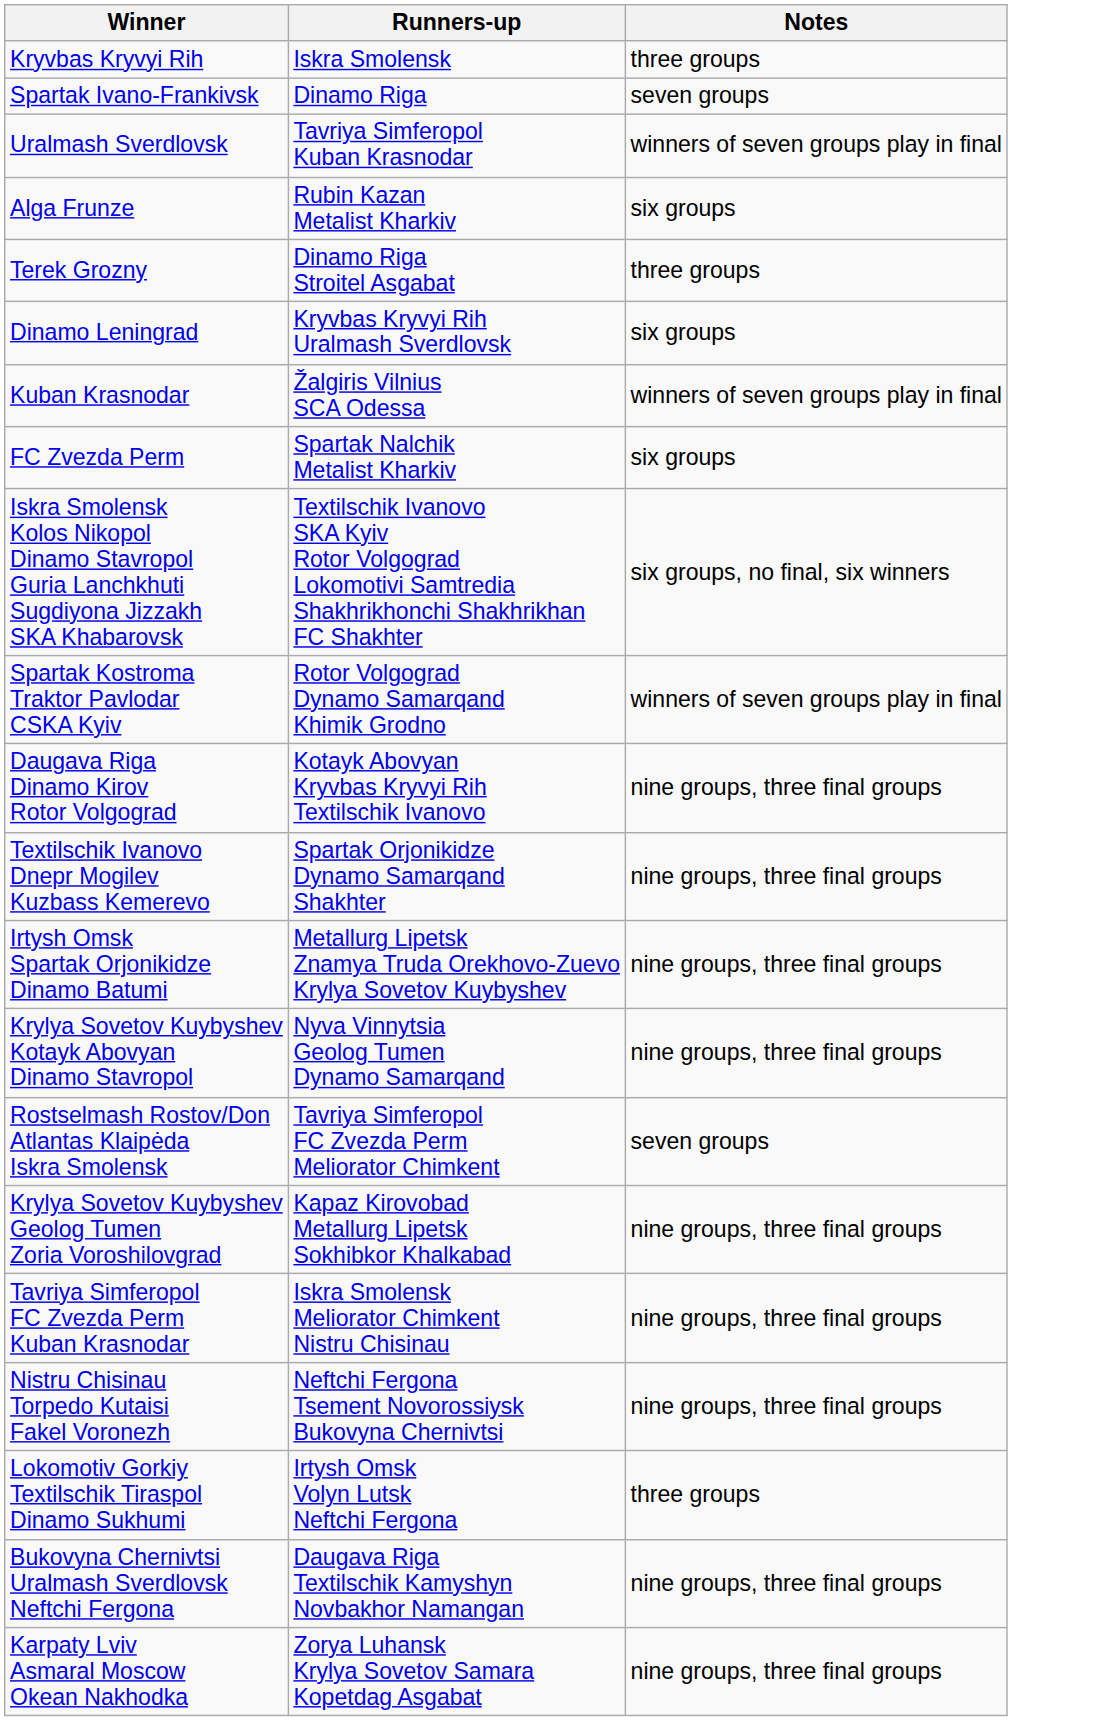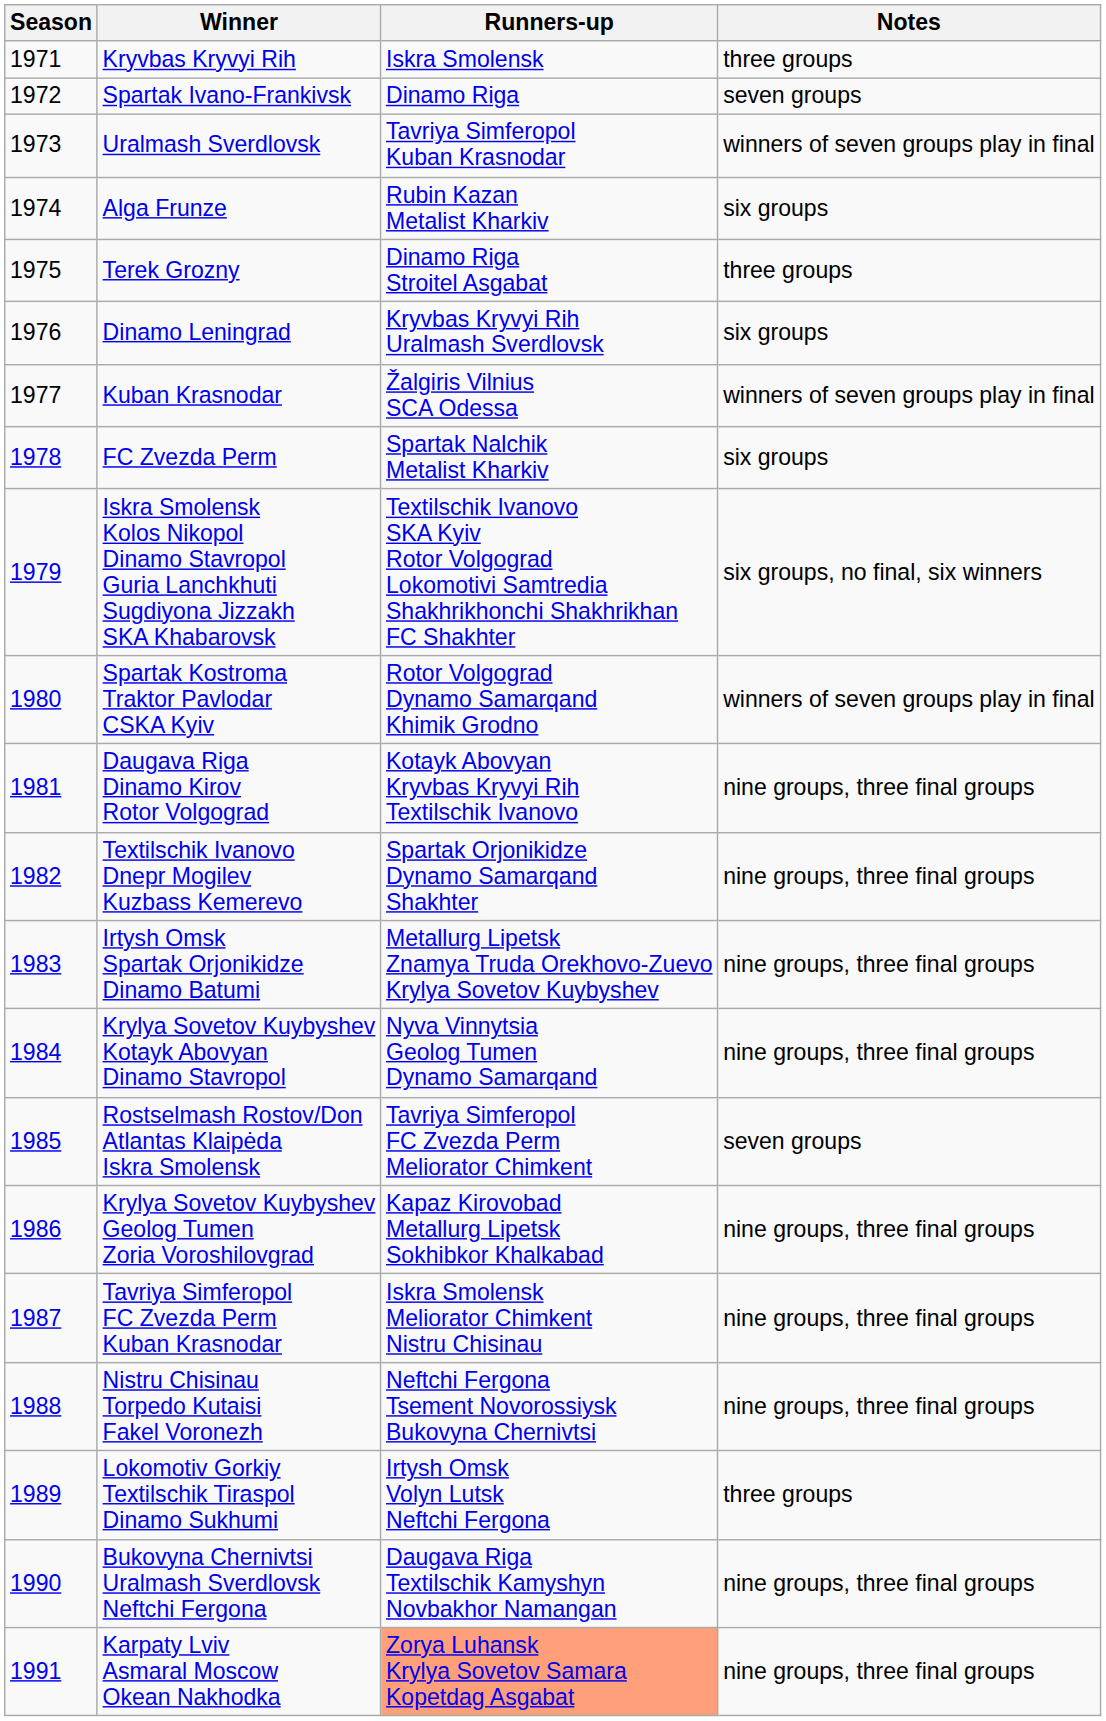+ column: (51, 22)
(414, 1671) no background -> (506, 1671) lightsalmon background
